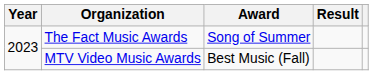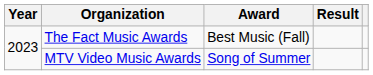(259, 37) Song of Summer -> (258, 37) Best Music (Fall)
(258, 59) Best Music (Fall) -> (259, 59) Song of Summer
